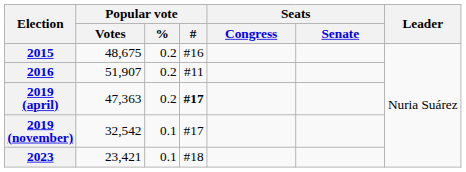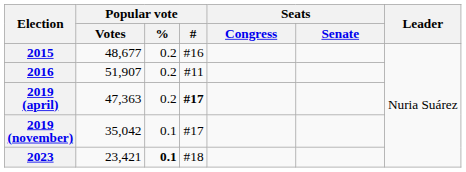(123, 53) 48,675 -> (123, 53) 48,677
(123, 131) 32,542 -> (123, 131) 35,042
(168, 157) normal -> (168, 157) bold
